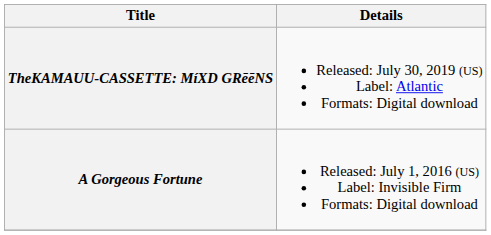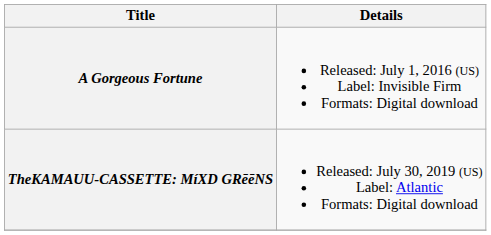rows swapped: (140, 179) <-> (140, 78)
